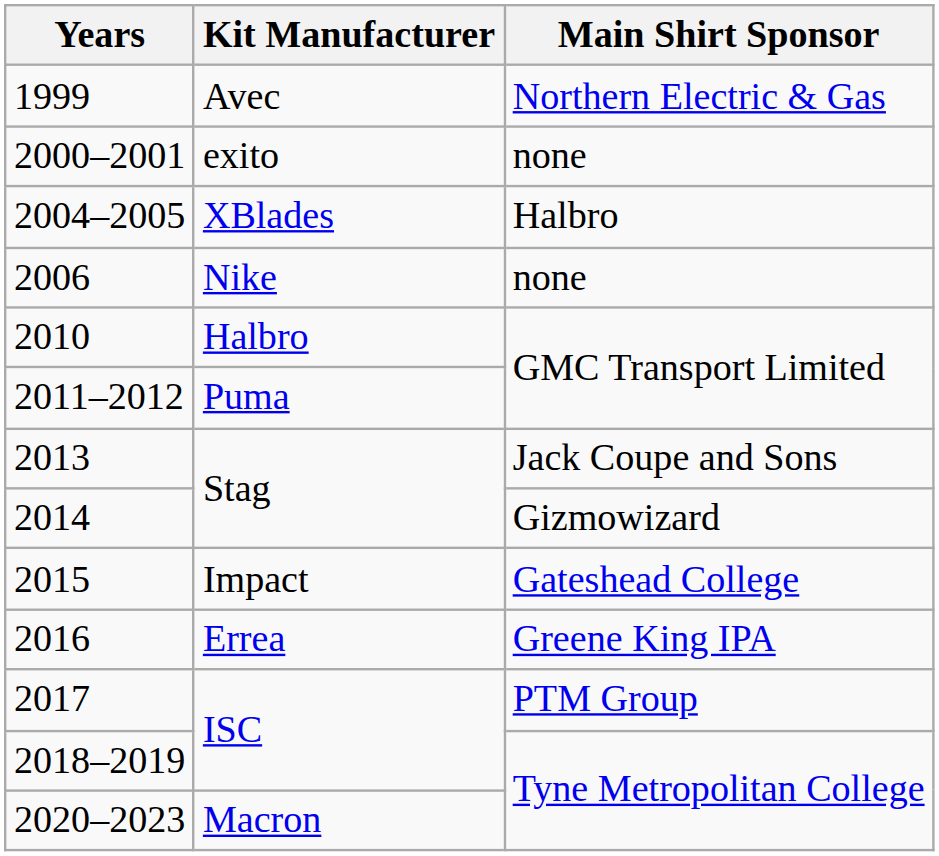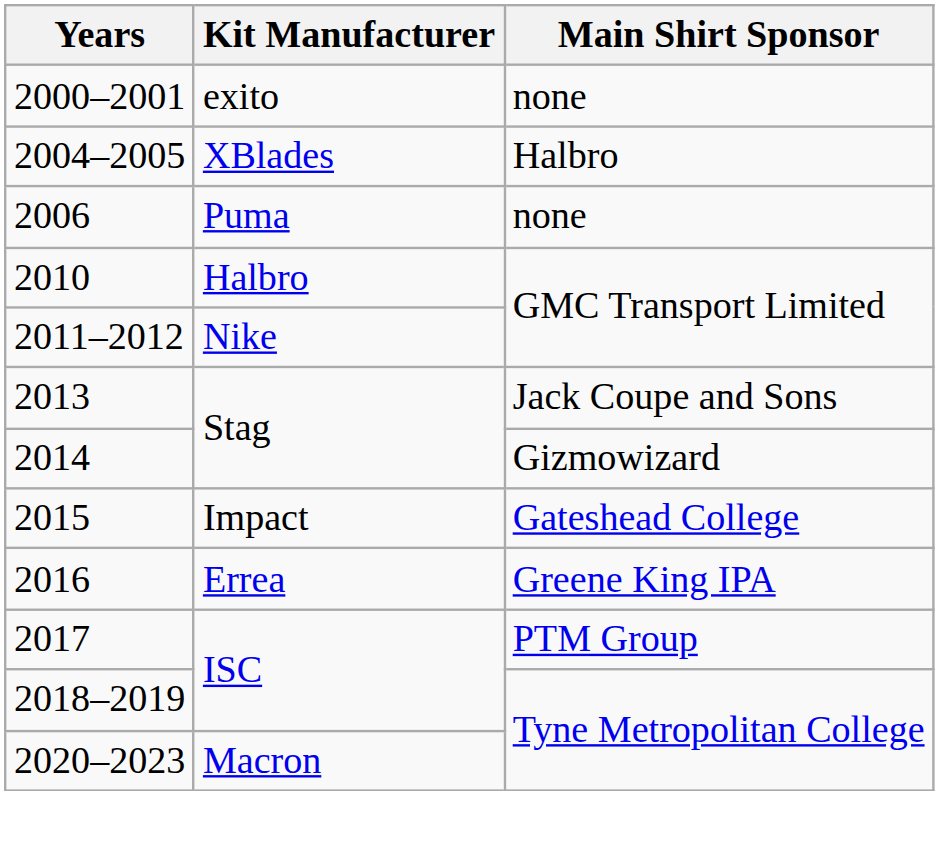- row: (52, 95)
(240, 276) Nike -> (246, 215) Puma
(246, 397) Puma -> (240, 336) Nike
